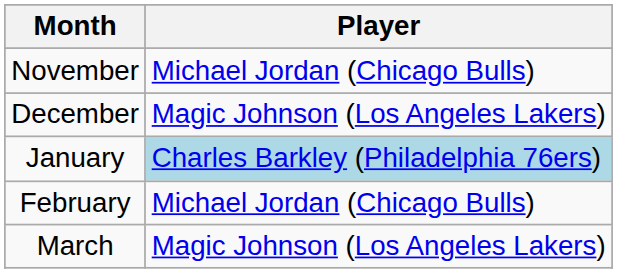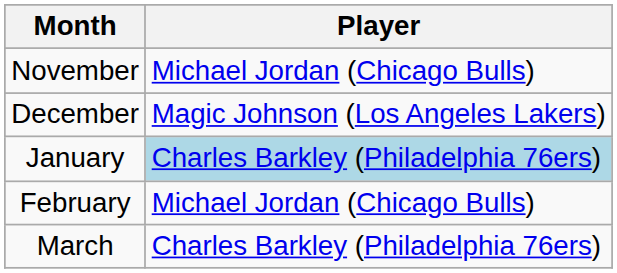(379, 245) Magic Johnson (Los Angeles Lakers) -> (376, 245) Charles Barkley (Philadelphia 76ers)
